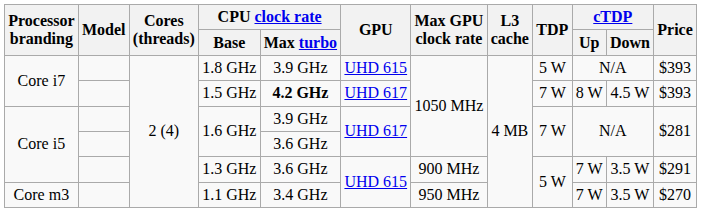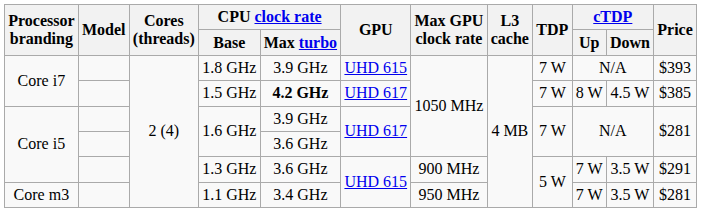(552, 67) 5 W -> (552, 67) 7 W
(675, 93) $393 -> (675, 93) $385
(675, 194) $270 -> (675, 194) $281
